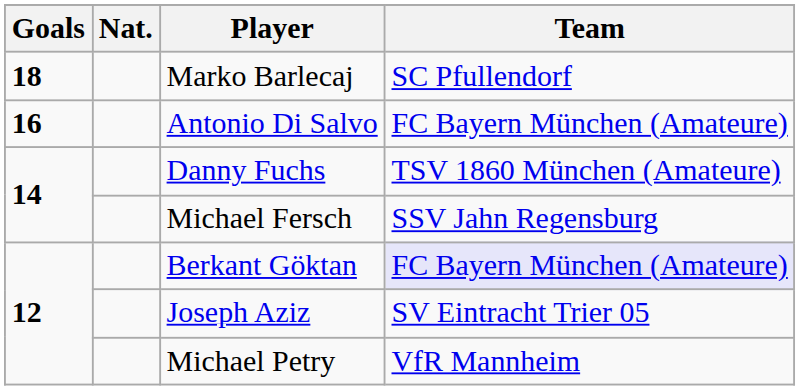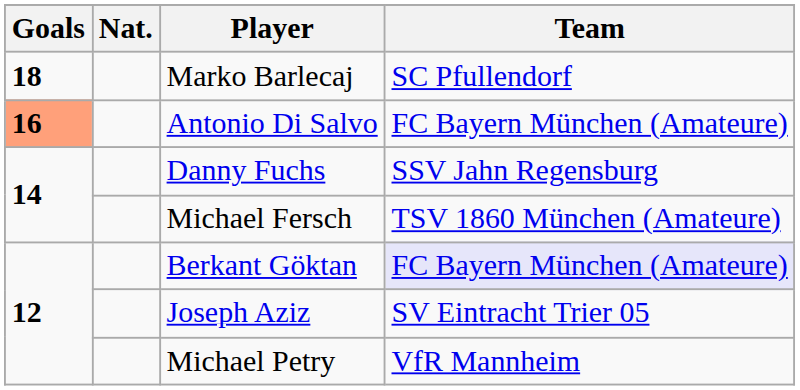(27, 123) no background -> (27, 123) lightsalmon background
(586, 170) TSV 1860 München (Amateure) -> (525, 170) SSV Jahn Regensburg
(525, 218) SSV Jahn Regensburg -> (586, 218) TSV 1860 München (Amateure)
